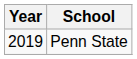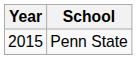(26, 41) 2019 -> (26, 41) 2015
